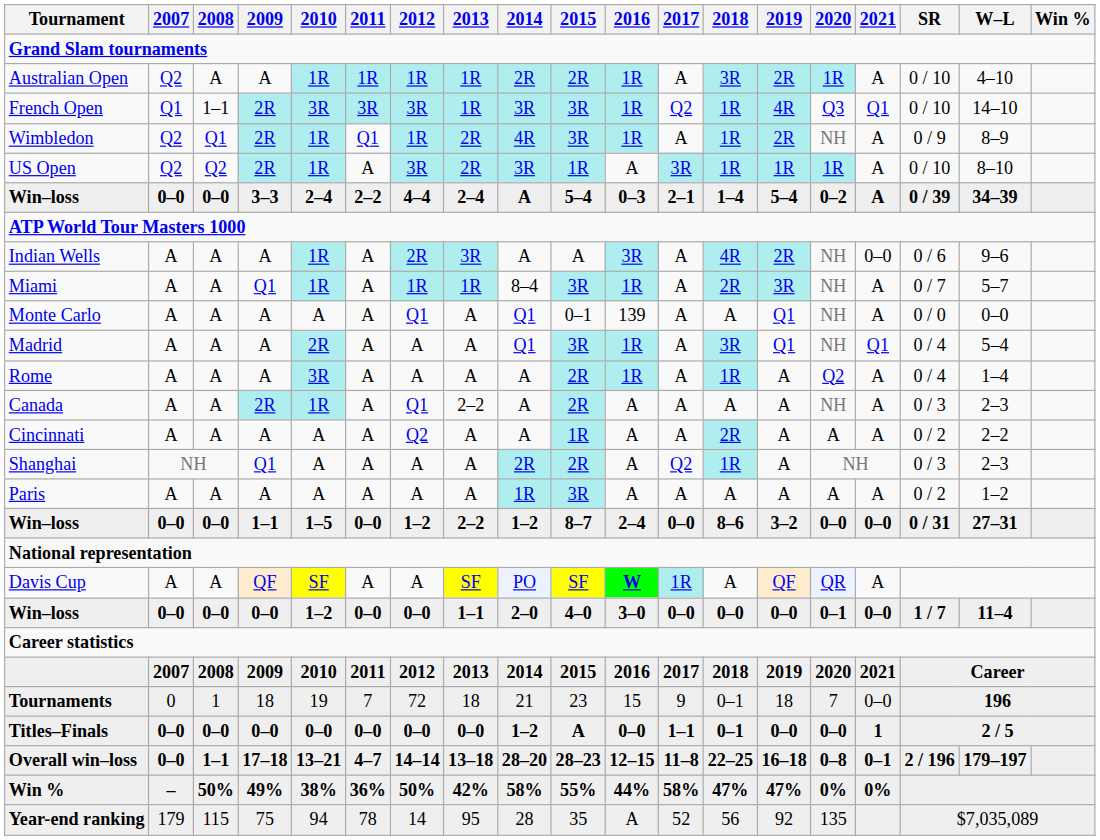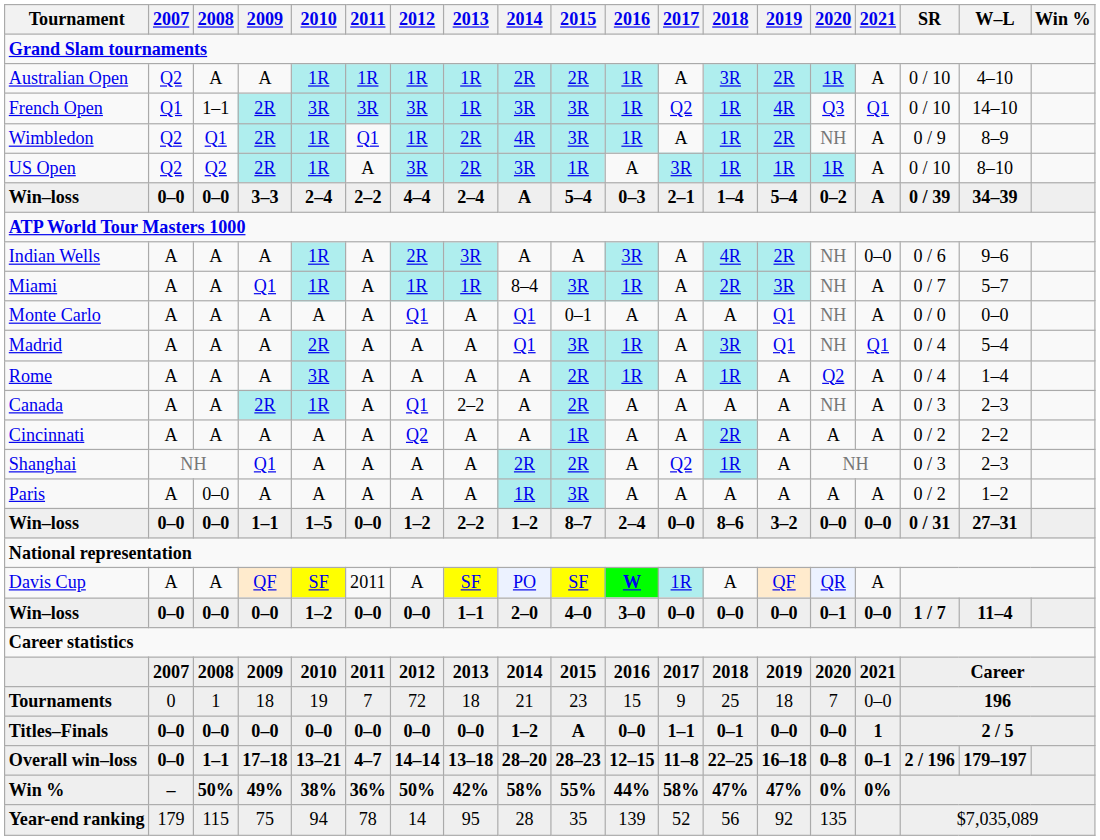(632, 316) 139 -> (632, 316) A
(216, 494) A -> (216, 494) 0–0
(368, 582) A -> (368, 582) 2011
(730, 701) 0–1 -> (730, 701) 25
(632, 820) A -> (632, 820) 139
